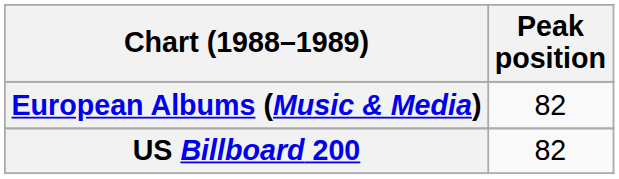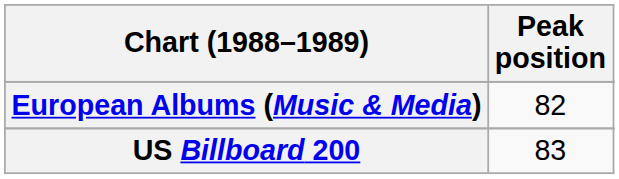(550, 150) 82 -> (550, 150) 83
